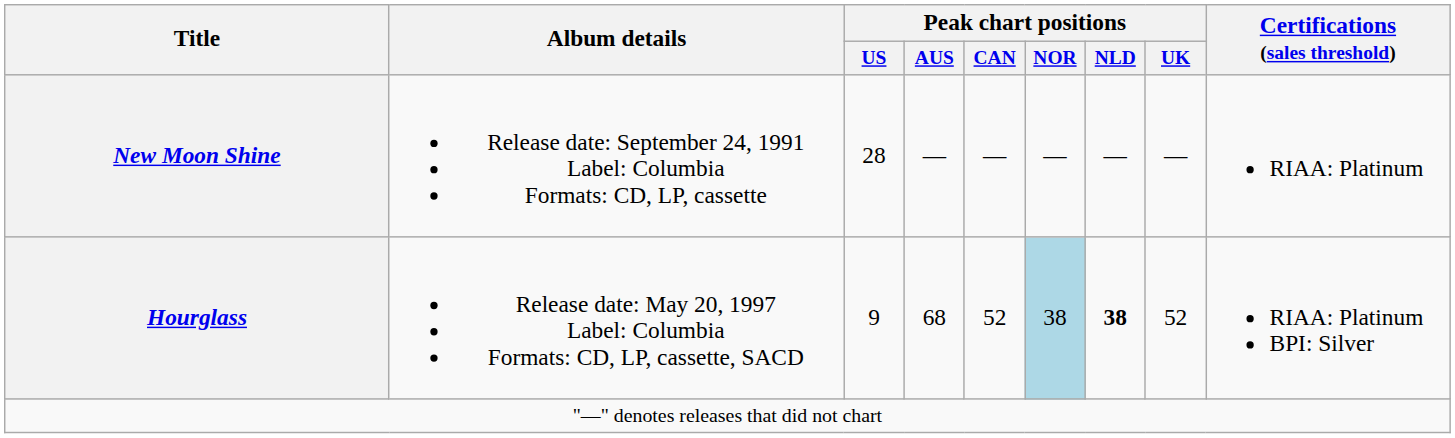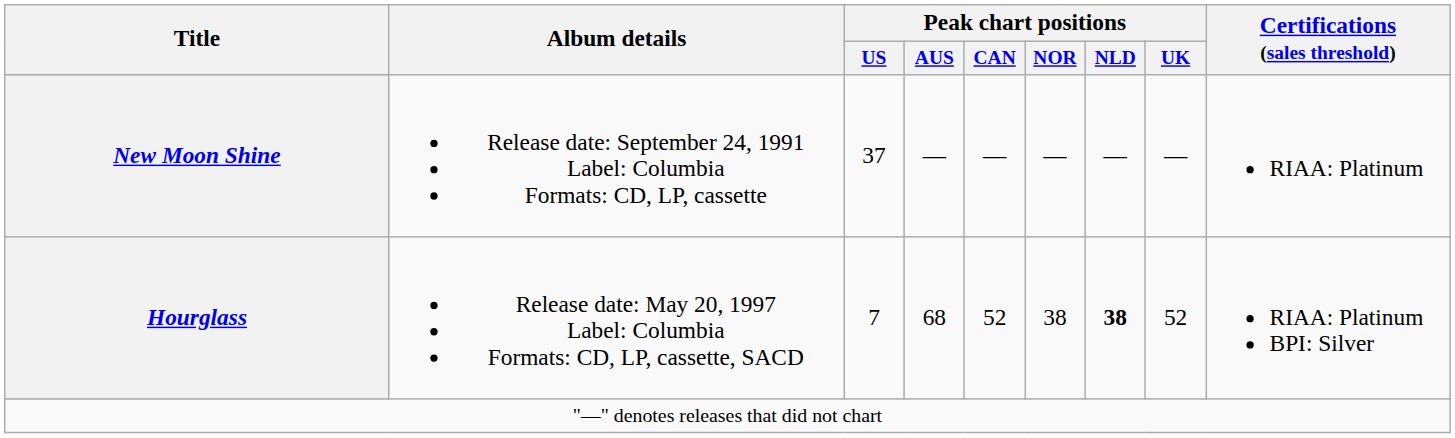(874, 155) 28 -> (874, 155) 37
(874, 318) 9 -> (874, 318) 7
(1055, 318) lightblue background -> (1055, 318) no background
